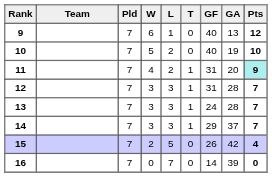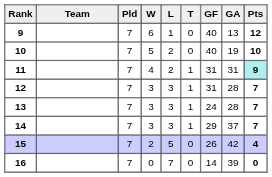(233, 69) 20 -> (233, 69) 31
